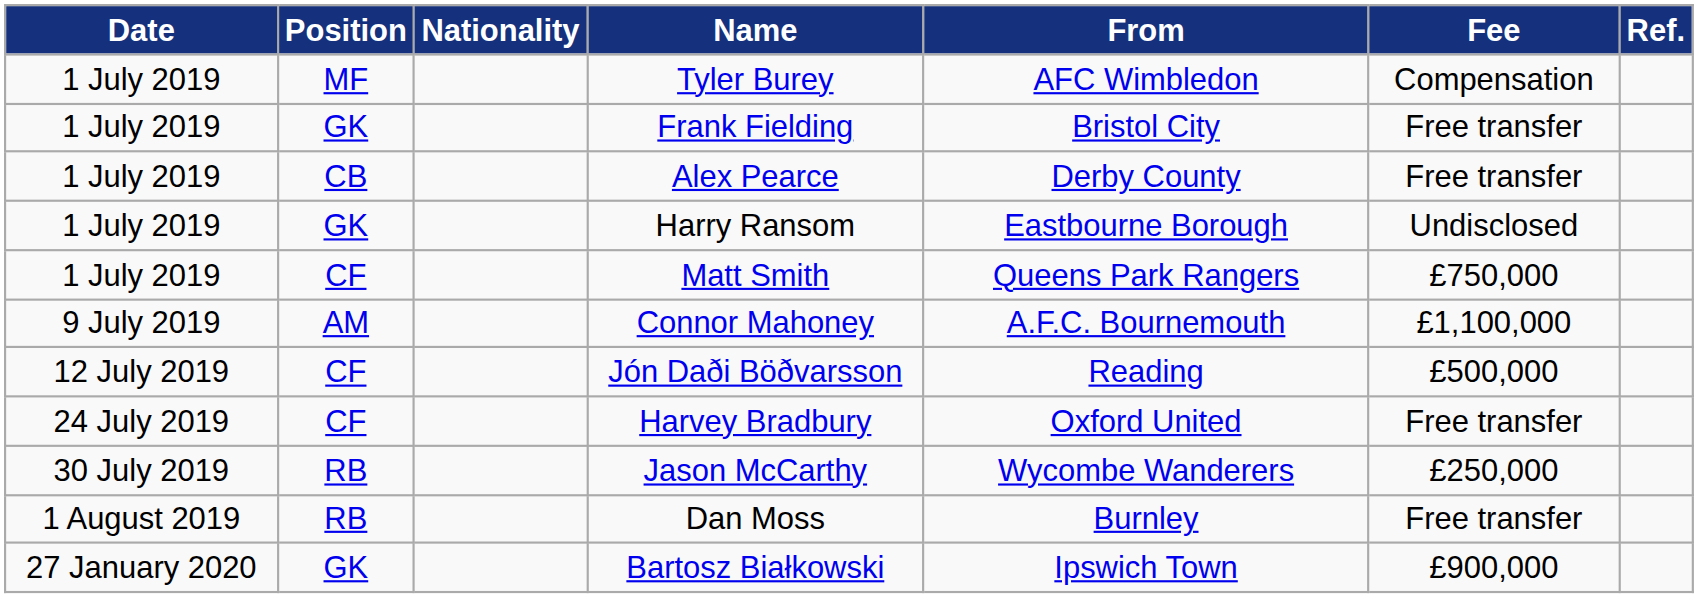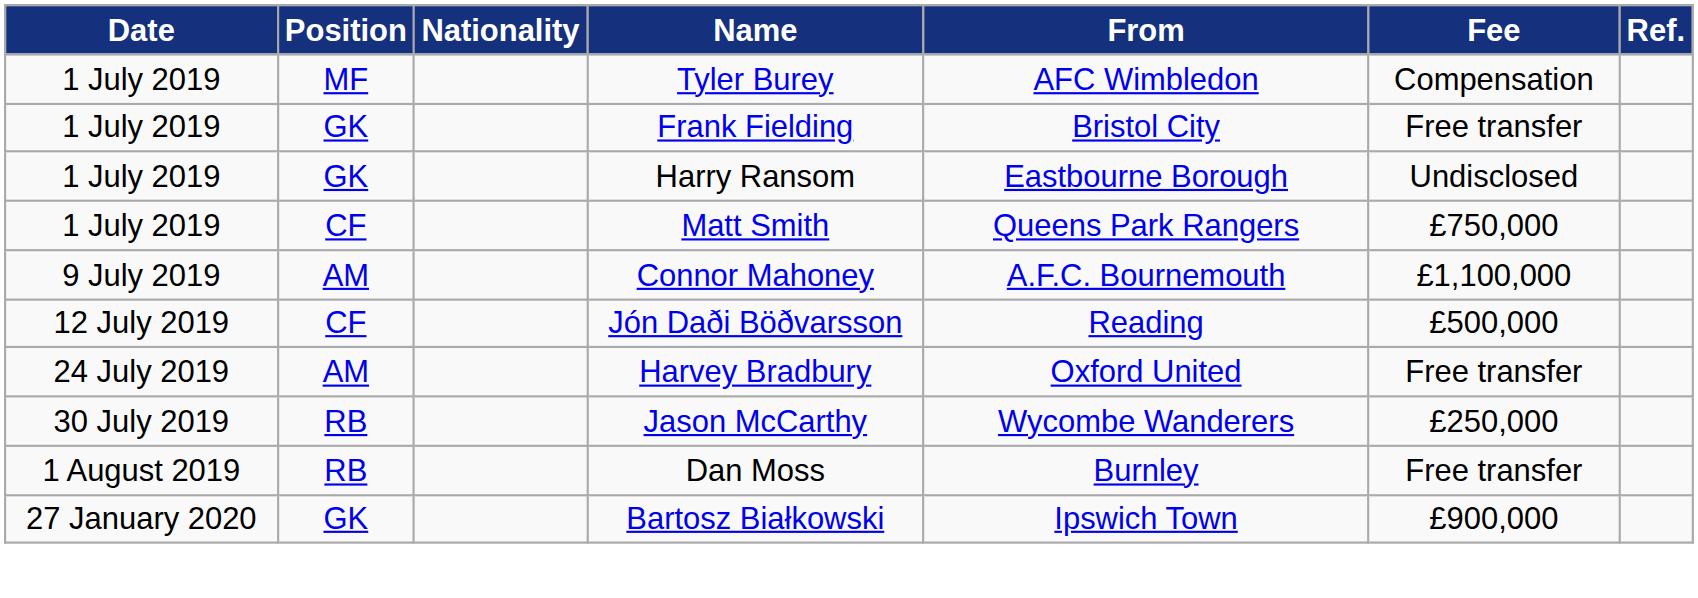- row: (755, 177)
(346, 421) CF -> (346, 372) AM
